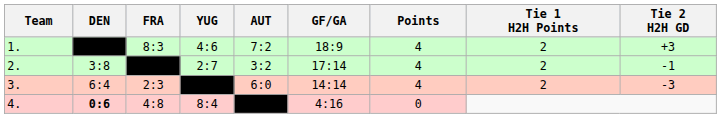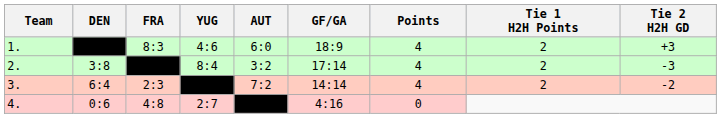(261, 47) 7:2 -> (261, 47) 6:0
(207, 66) 2:7 -> (207, 66) 8:4
(668, 66) -1 -> (668, 66) -3
(261, 85) 6:0 -> (261, 85) 7:2
(668, 85) -3 -> (668, 85) -2
(99, 104) bold -> (99, 104) normal
(207, 104) 8:4 -> (207, 104) 2:7
